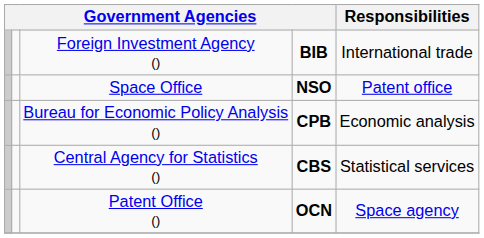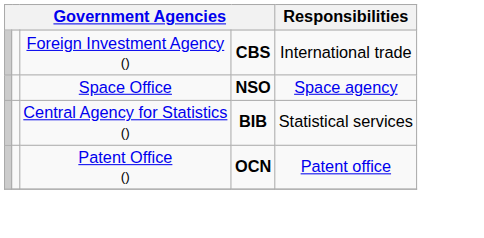(314, 52) BIB -> (253, 52) CBS
(407, 87) Patent office -> (346, 87) Space agency
- row: (156, 122)
(314, 166) CBS -> (253, 122) BIB
(407, 211) Space agency -> (346, 166) Patent office
